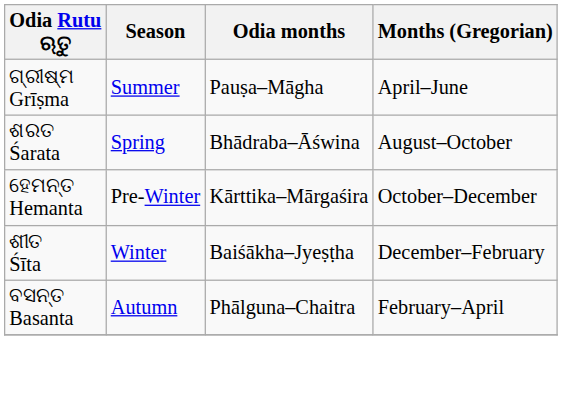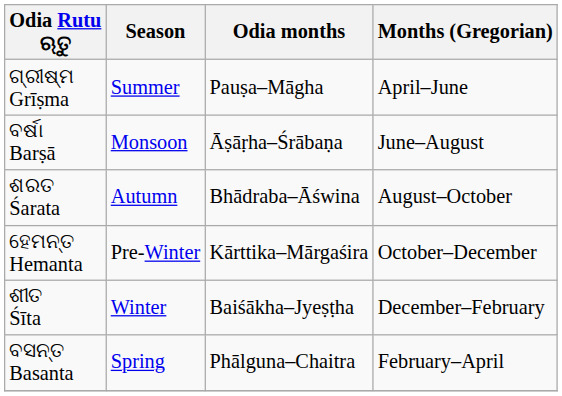+ row: (32, 142)
(138, 142) Spring -> (144, 197) Autumn
(144, 307) Autumn -> (138, 362) Spring
